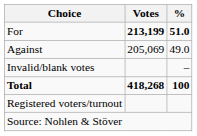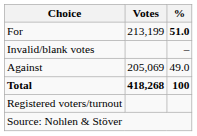(146, 31) bold -> (146, 31) normal
rows swapped: (25, 49) <-> (51, 67)
